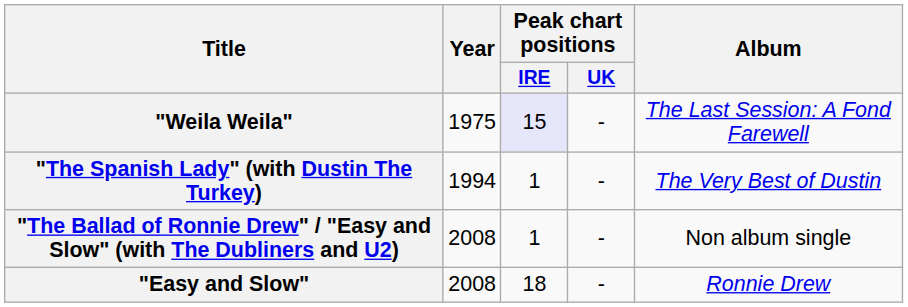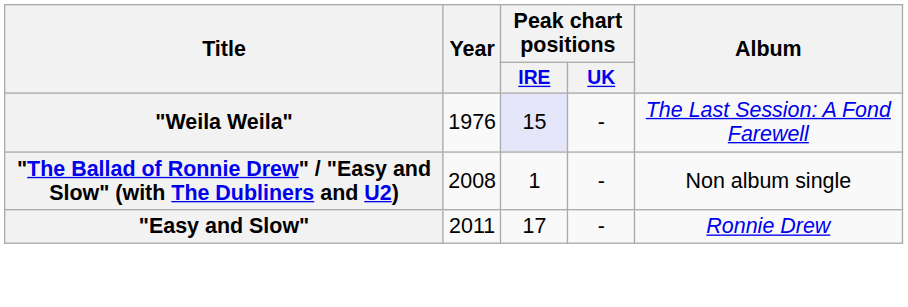(472, 122) 1975 -> (472, 122) 1976
- row: (224, 180)
(472, 284) 2008 -> (472, 226) 2011
(534, 284) 18 -> (534, 226) 17
